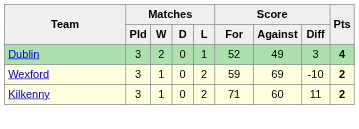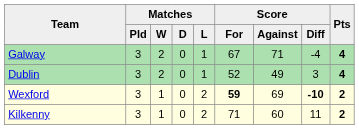+ row: (27, 54)
(234, 74) normal -> (234, 94) bold
(316, 74) normal -> (316, 94) bold
